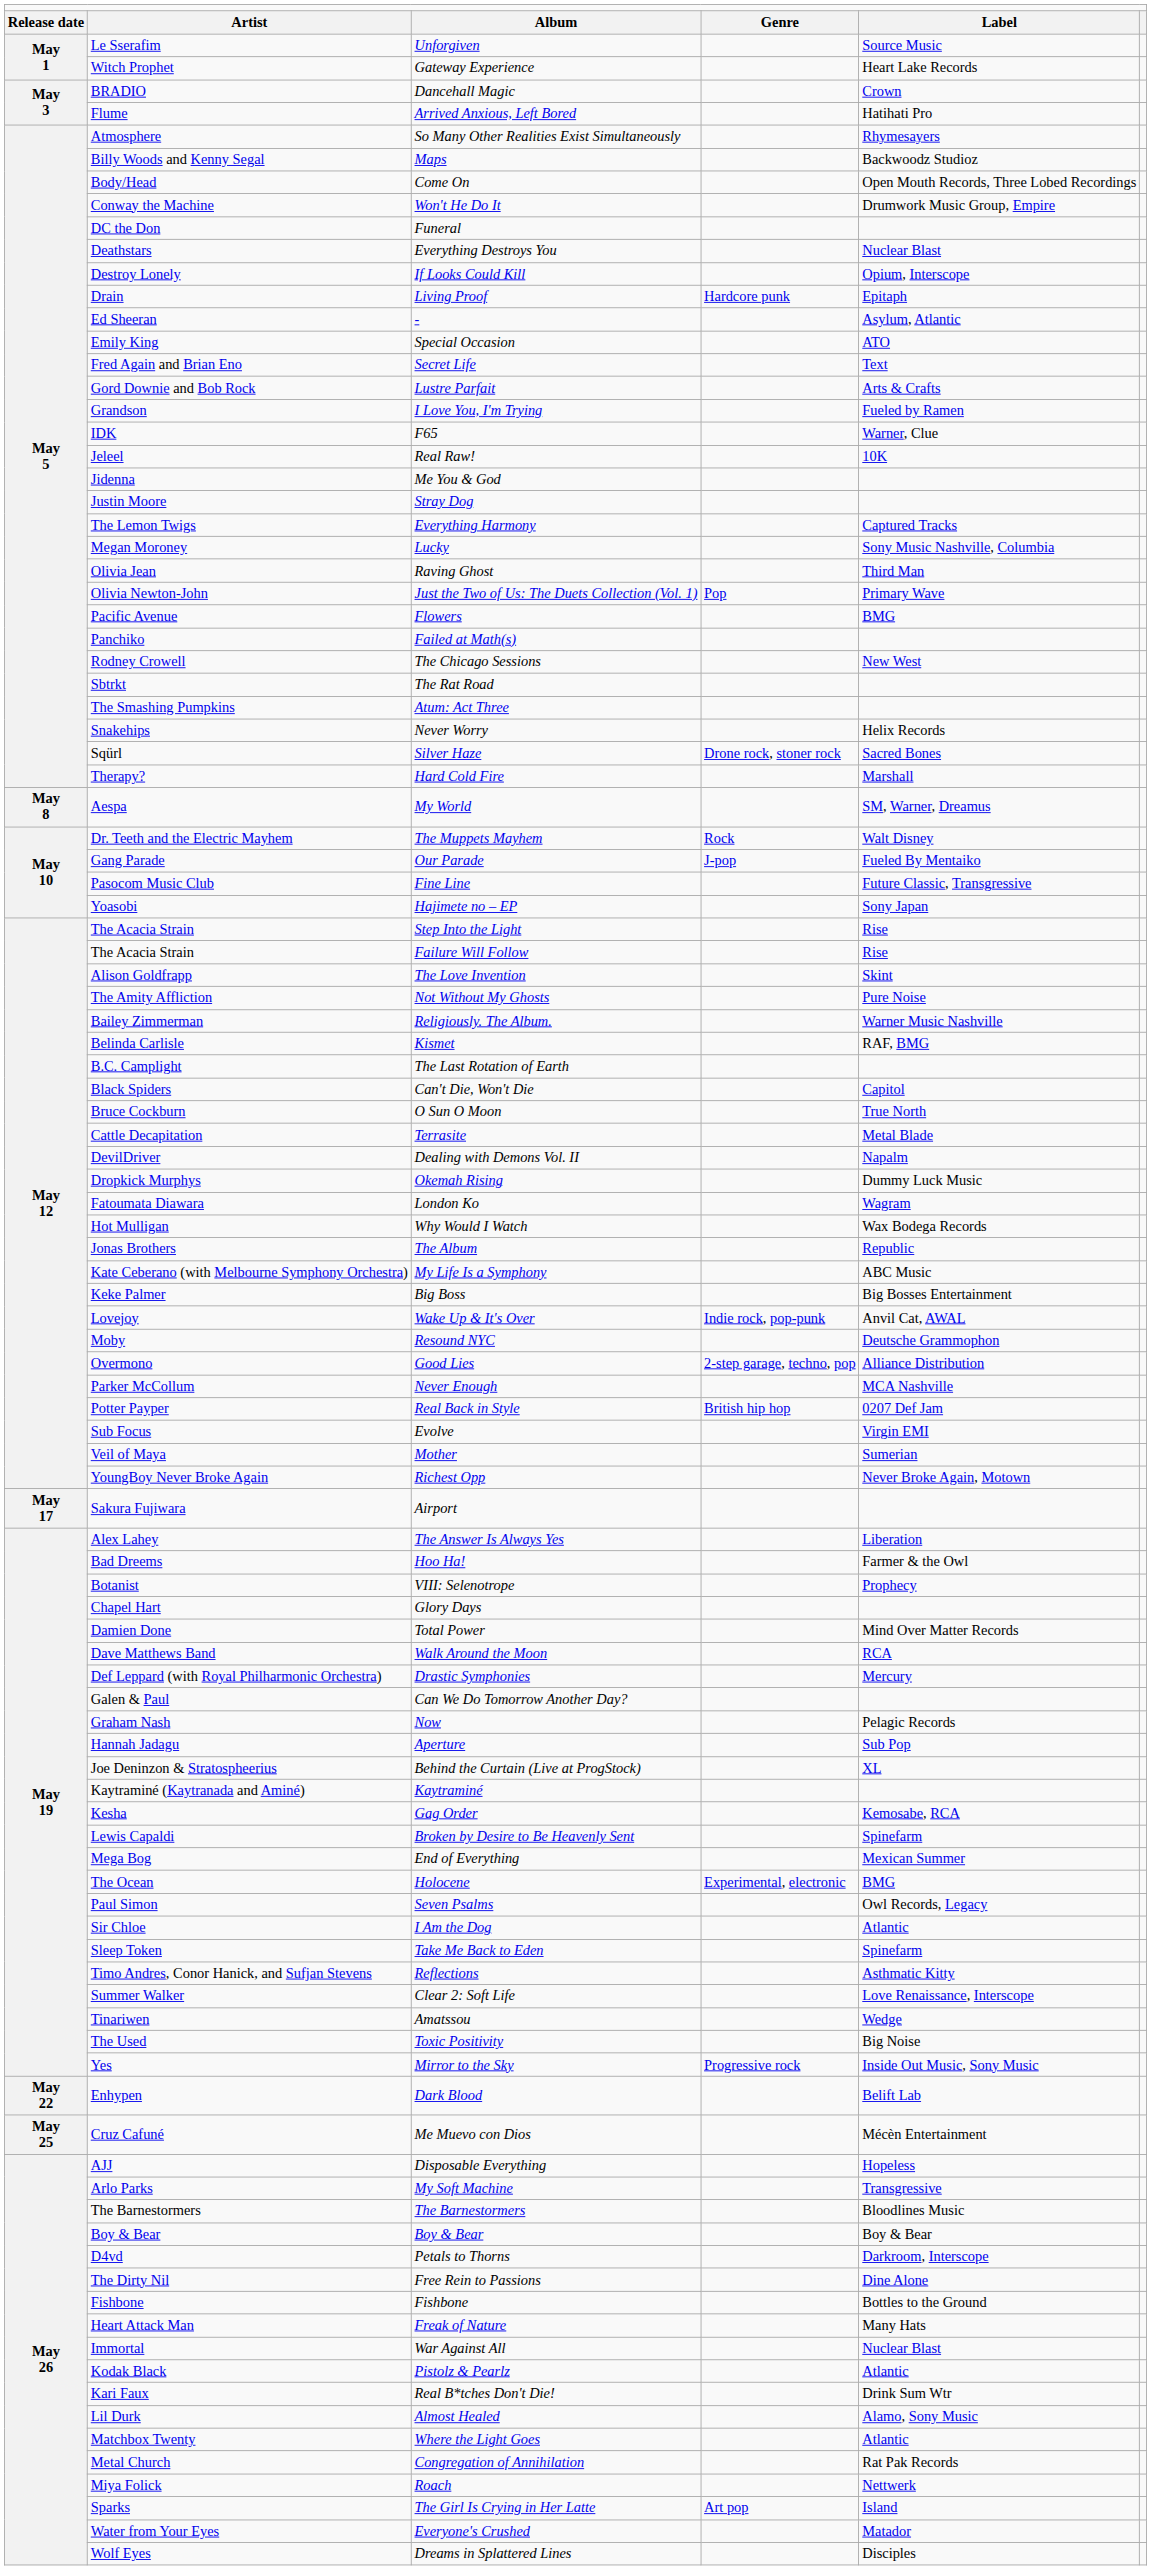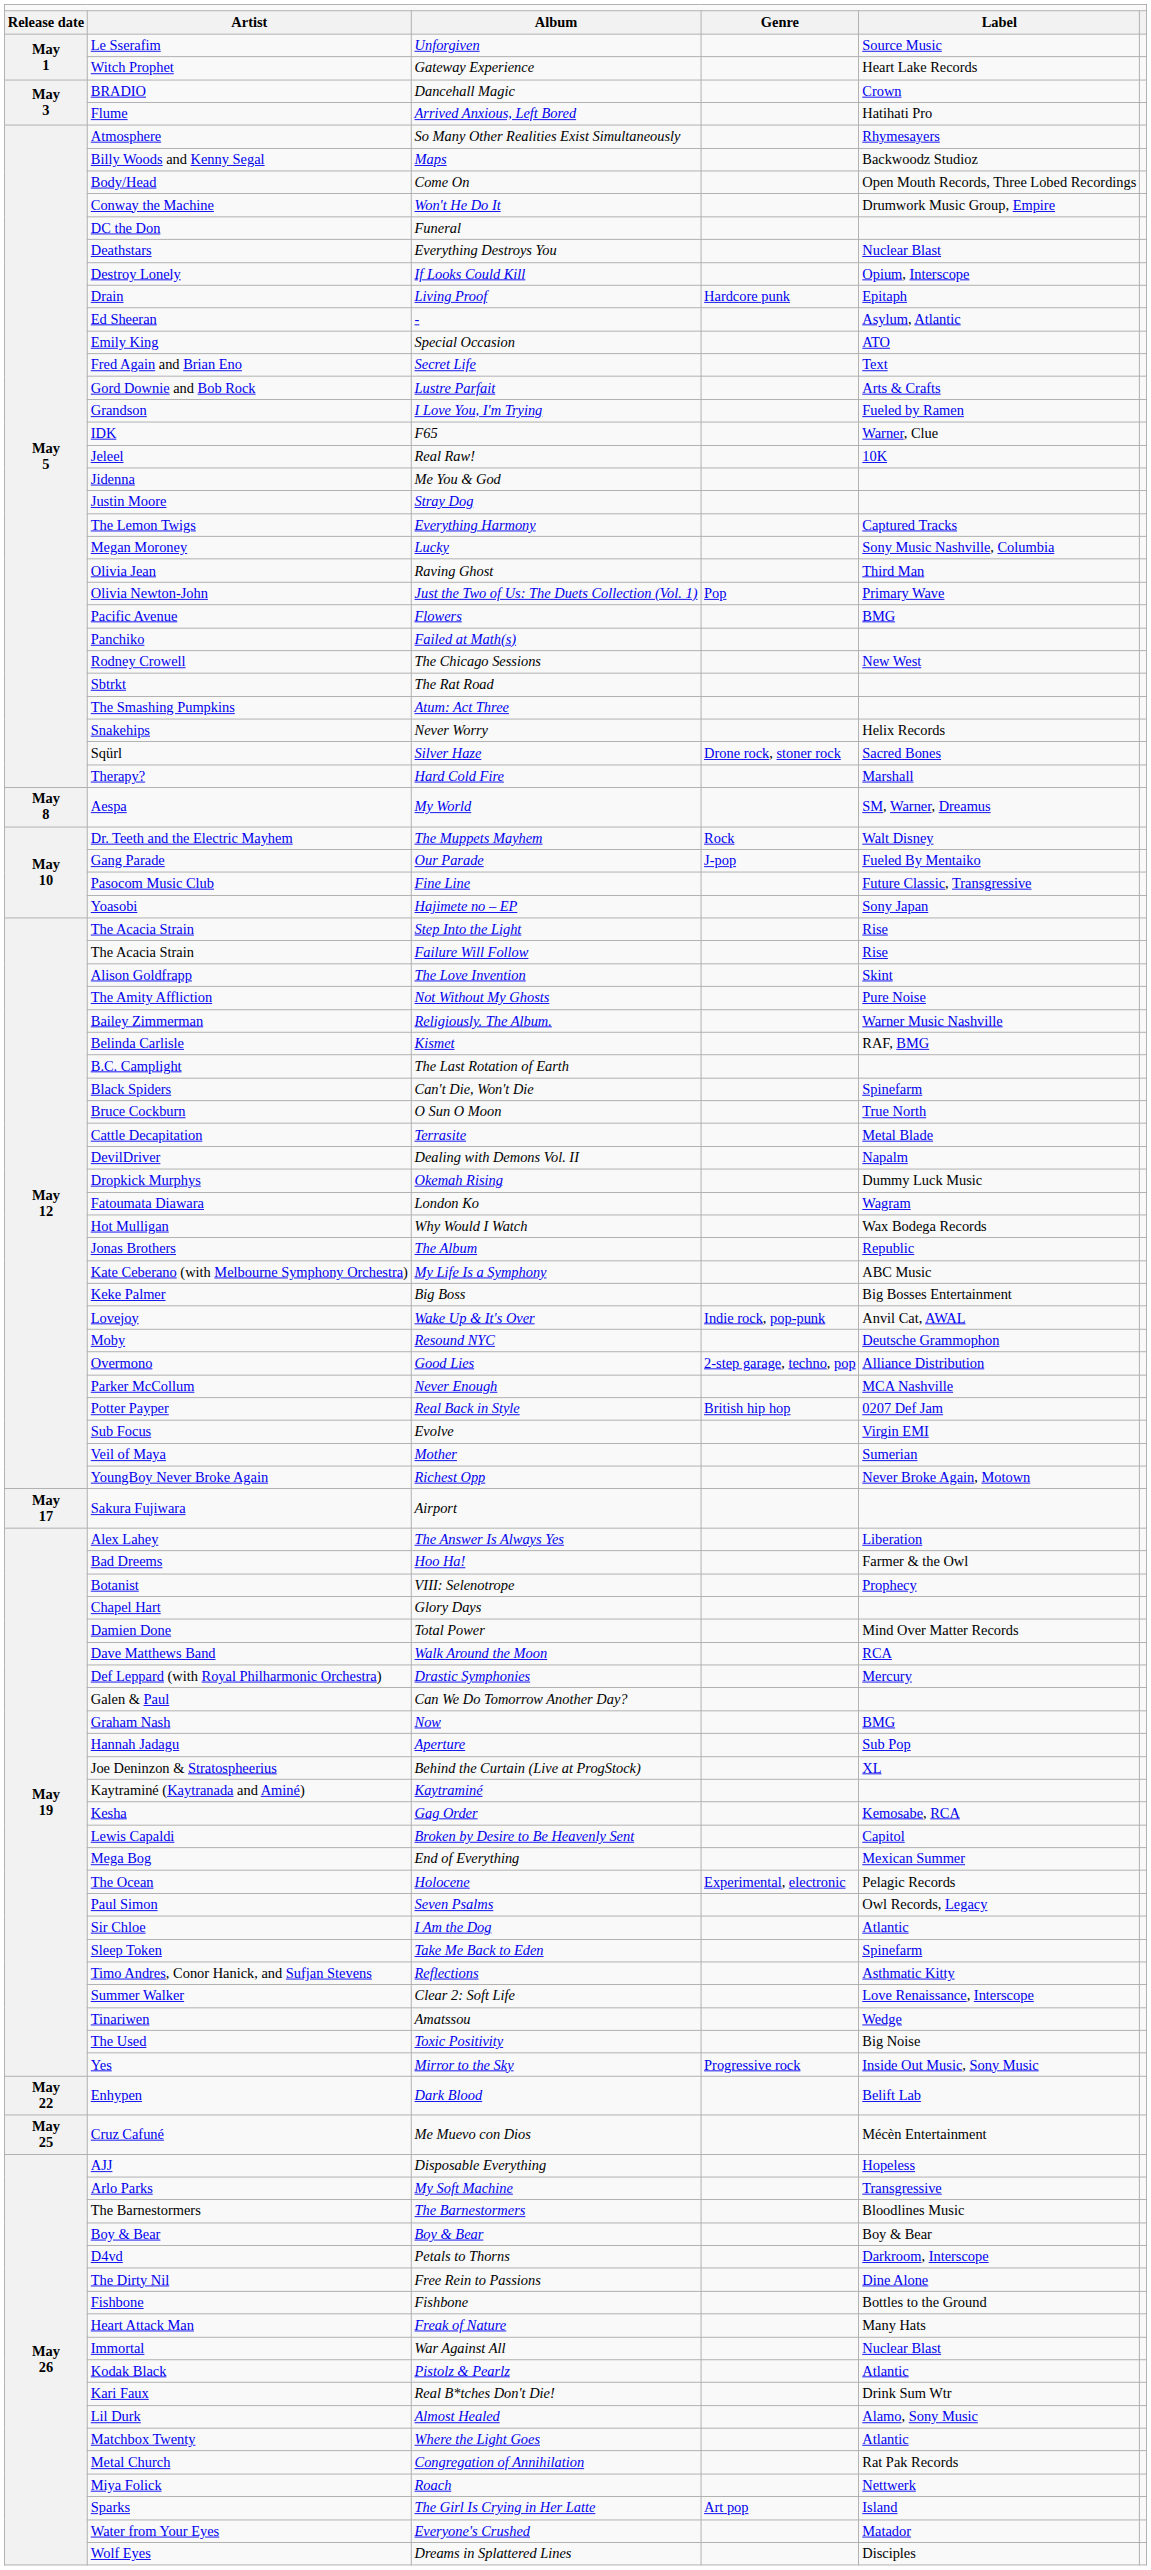(883, 1089) Capitol -> (892, 1089) Spinefarm
(909, 1722) Pelagic Records -> (879, 1722) BMG
(892, 1836) Spinefarm -> (883, 1836) Capitol
(879, 1881) BMG -> (909, 1881) Pelagic Records
